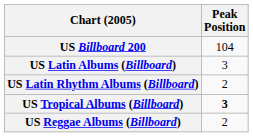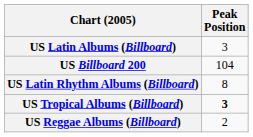rows swapped: (103, 46) <-> (103, 65)
(225, 84) 2 -> (225, 84) 8
